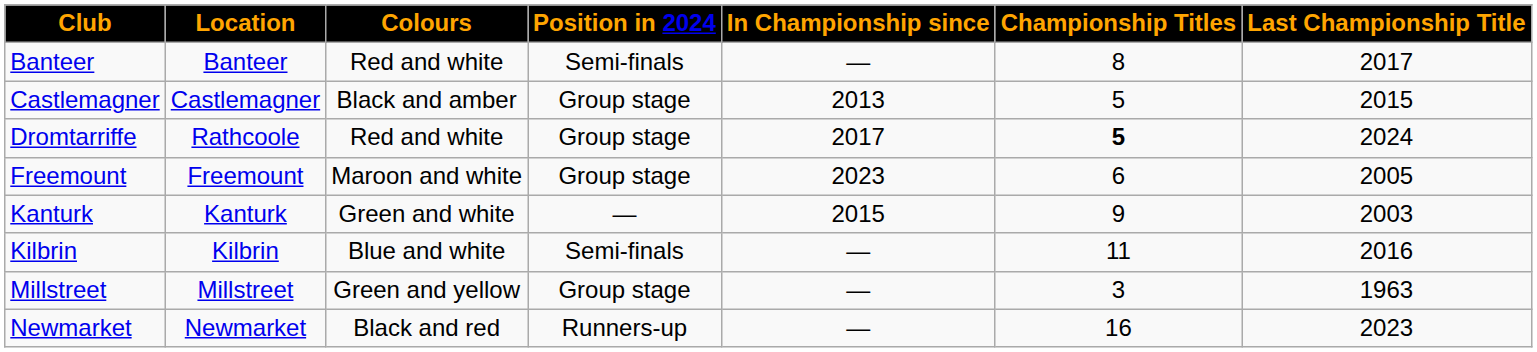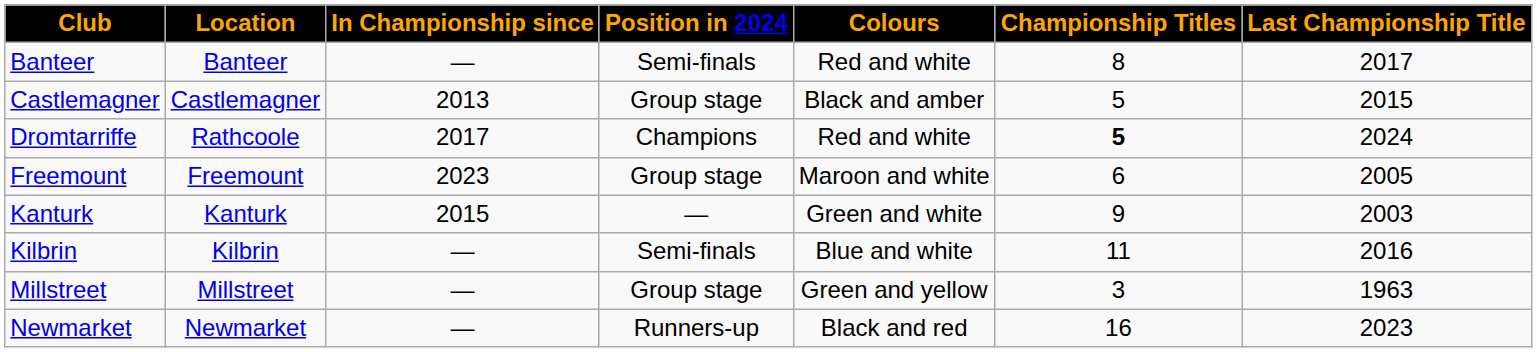columns swapped: (427, 23) <-> (858, 23)
(624, 137) Group stage -> (696, 137) Champions
